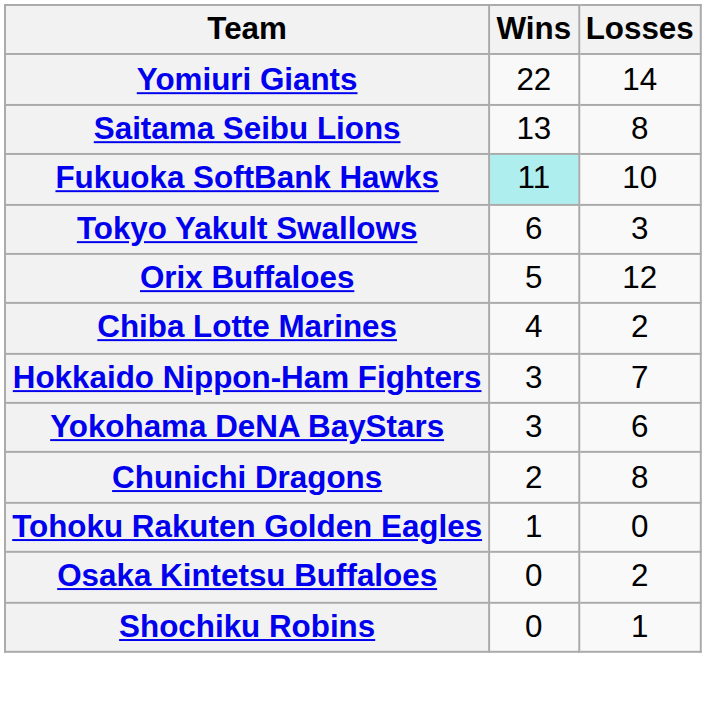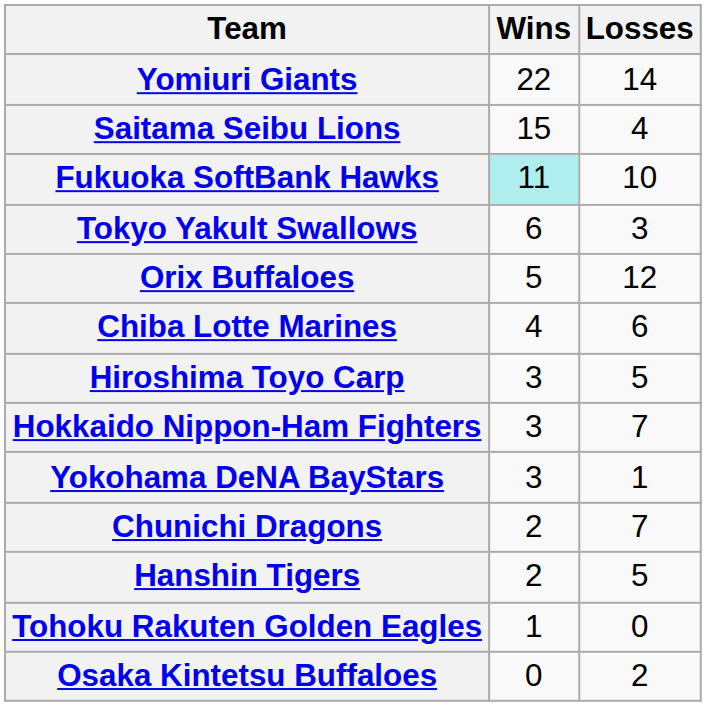(534, 128) 13 -> (534, 128) 15
(640, 128) 8 -> (640, 128) 4
(640, 327) 2 -> (640, 327) 6
+ row: (247, 377)
(640, 427) 6 -> (640, 476) 1
(640, 476) 8 -> (640, 526) 7
+ row: (247, 576)
- row: (247, 626)
